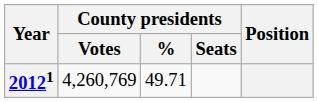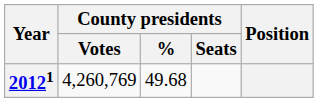(166, 80) 49.71 -> (166, 80) 49.68
